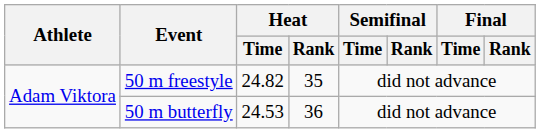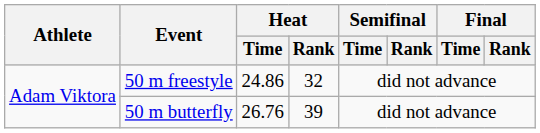(263, 80) 24.82 -> (263, 80) 24.86
(314, 80) 35 -> (314, 80) 32
(263, 112) 24.53 -> (263, 112) 26.76
(314, 112) 36 -> (314, 112) 39
